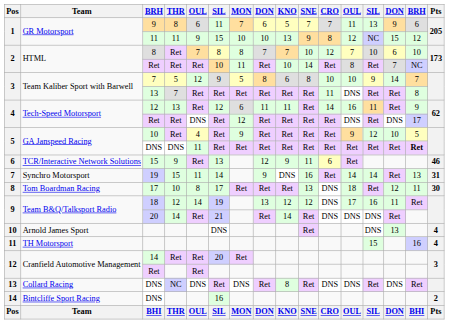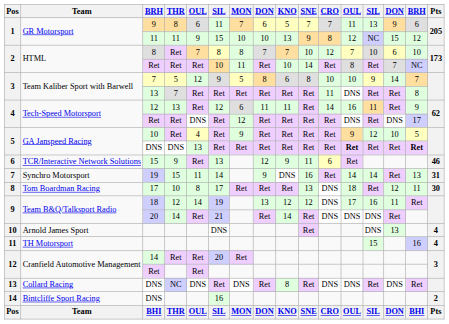(198, 147) 11 -> (198, 147) 13
(352, 147) normal -> (352, 147) bold
